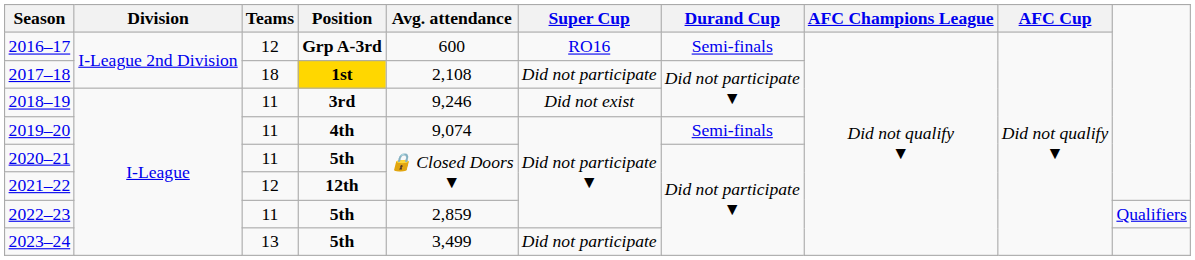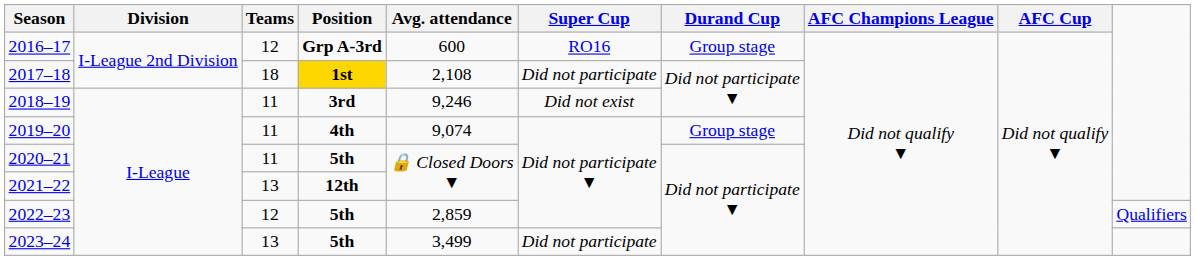(732, 46) Semi-finals -> (732, 46) Group stage
(732, 130) Semi-finals -> (732, 130) Group stage
(270, 185) 12 -> (270, 185) 13
(270, 213) 11 -> (270, 213) 12
